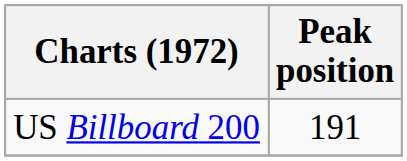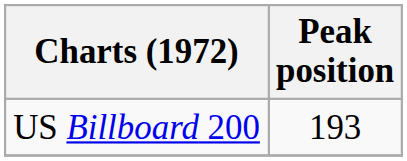(335, 126) 191 -> (335, 126) 193
